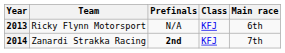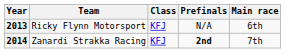columns swapped: (214, 11) <-> (174, 11)
